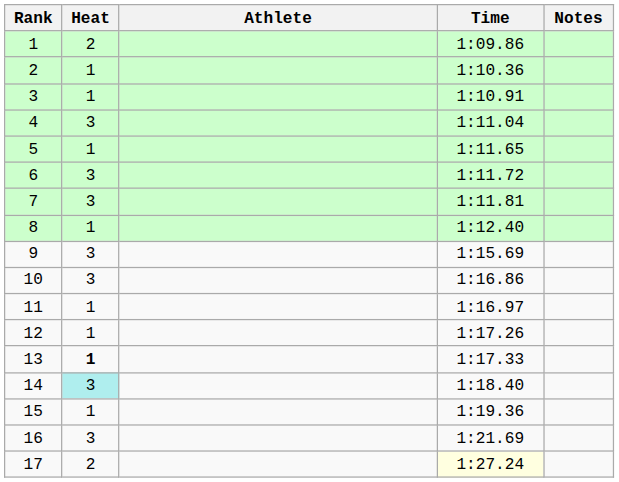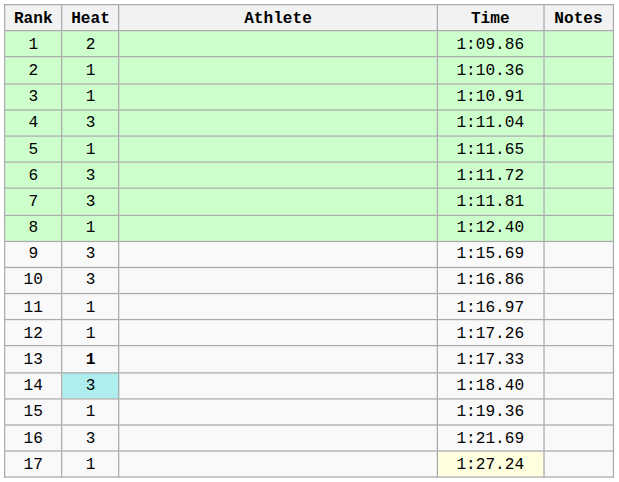(91, 464) 2 -> (91, 464) 1
